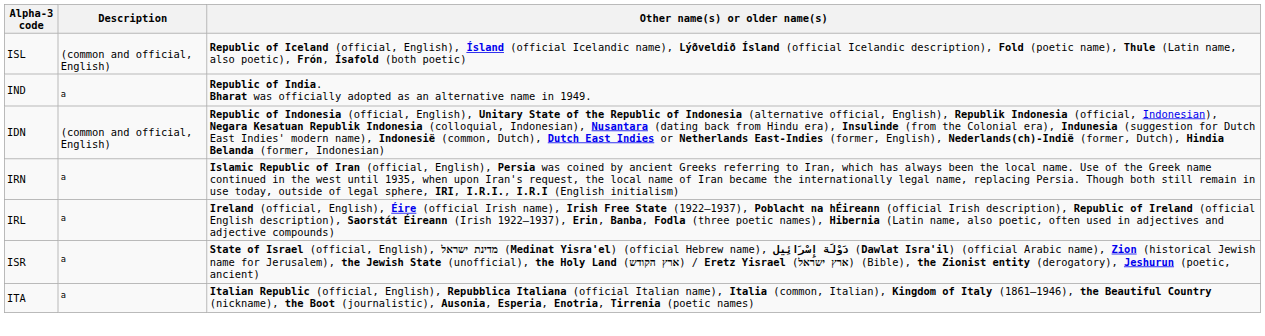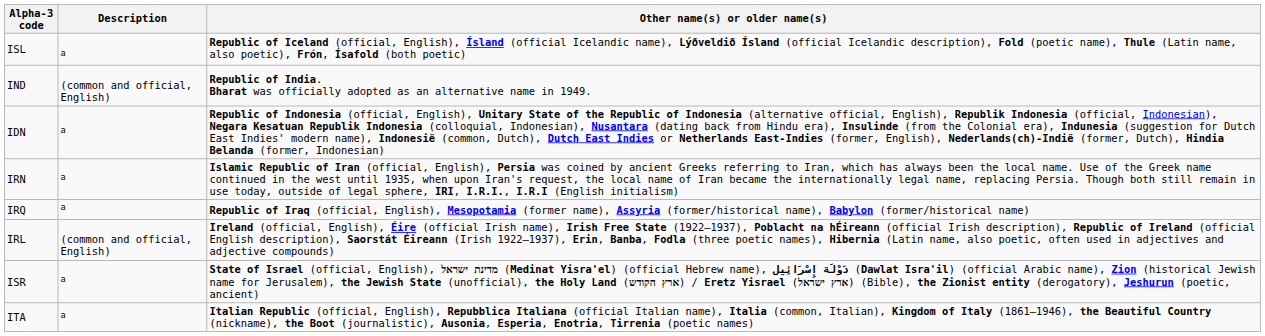(126, 60) (common and official, English) -> (63, 53) a
(63, 94) a -> (126, 91) (common and official, English)
(126, 138) (common and official, English) -> (63, 130) a
+ row: (16, 210)
(63, 218) a -> (126, 246) (common and official, English)
